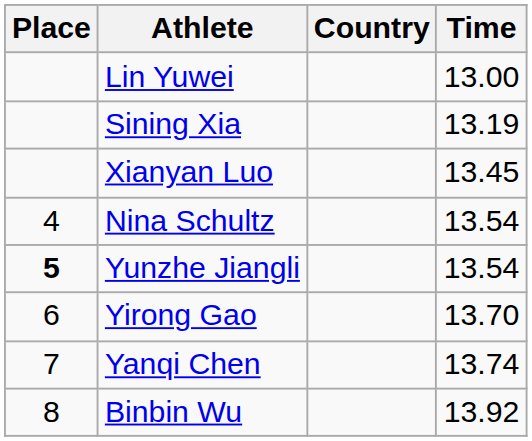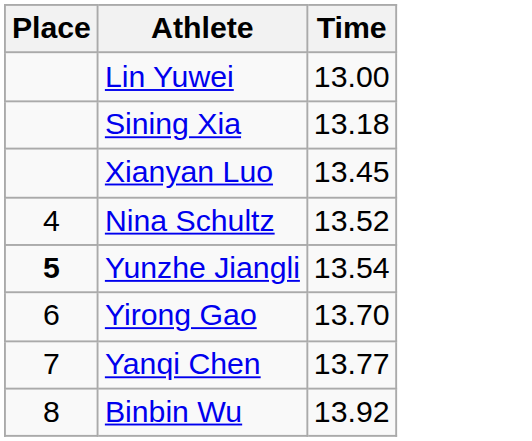- column: (372, 28)
(482, 124) 13.19 -> (352, 124) 13.18
(482, 220) 13.54 -> (352, 220) 13.52
(482, 364) 13.74 -> (352, 364) 13.77
